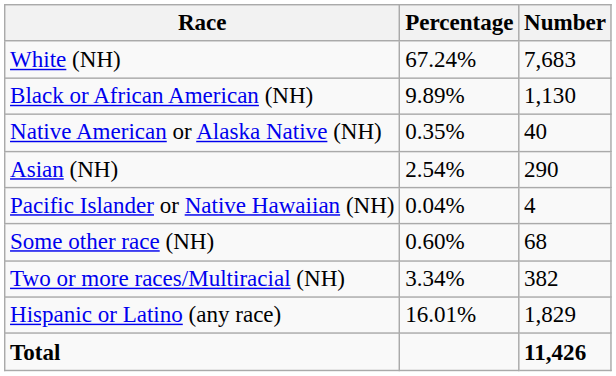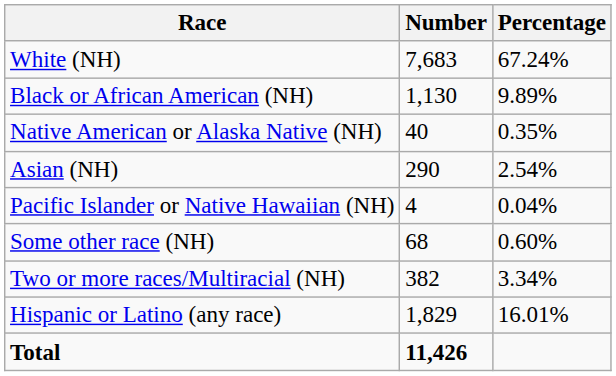columns swapped: (565, 22) <-> (459, 22)
